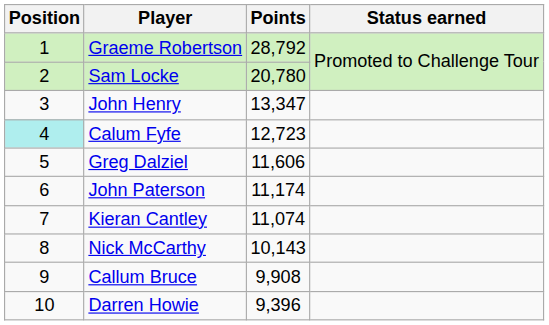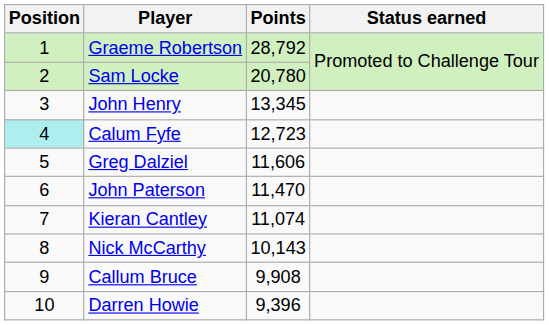(278, 104) 13,347 -> (278, 104) 13,345
(278, 190) 11,174 -> (278, 190) 11,470
